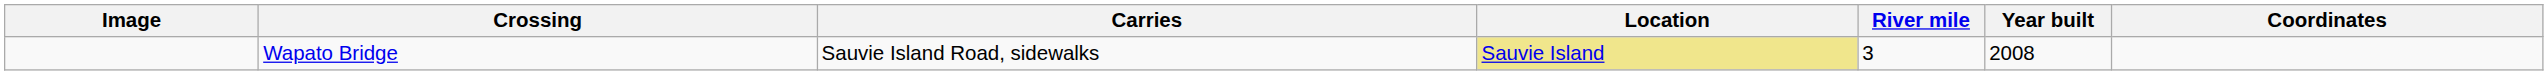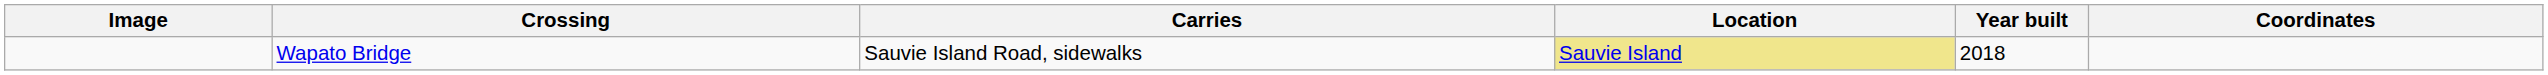- column: (1921, 20)
(2012, 53) 2008 -> (1983, 53) 2018
